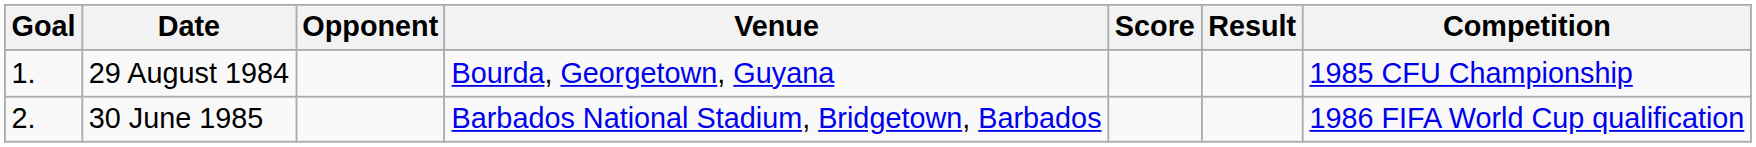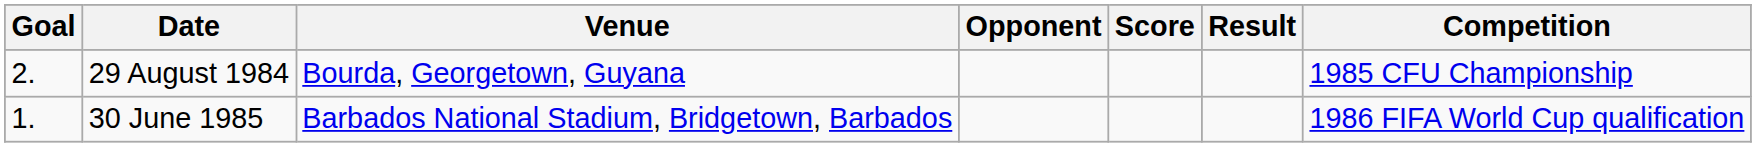columns swapped: (777, 27) <-> (370, 27)
(24, 73) 1. -> (24, 73) 2.
(24, 118) 2. -> (24, 118) 1.
